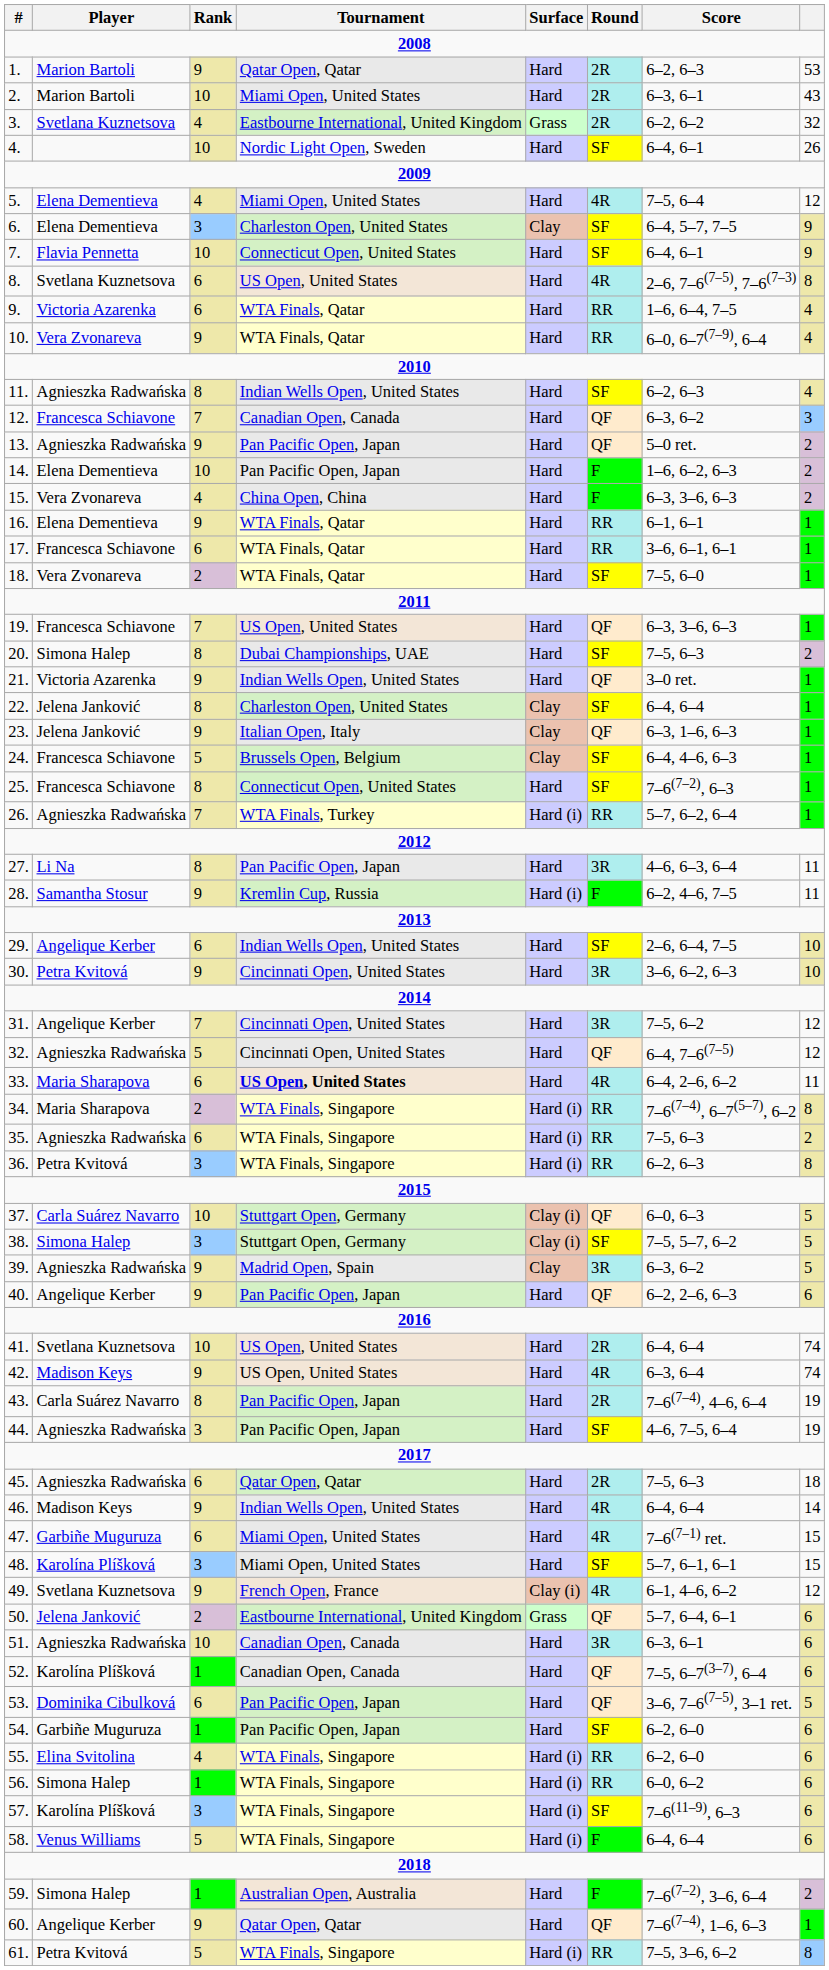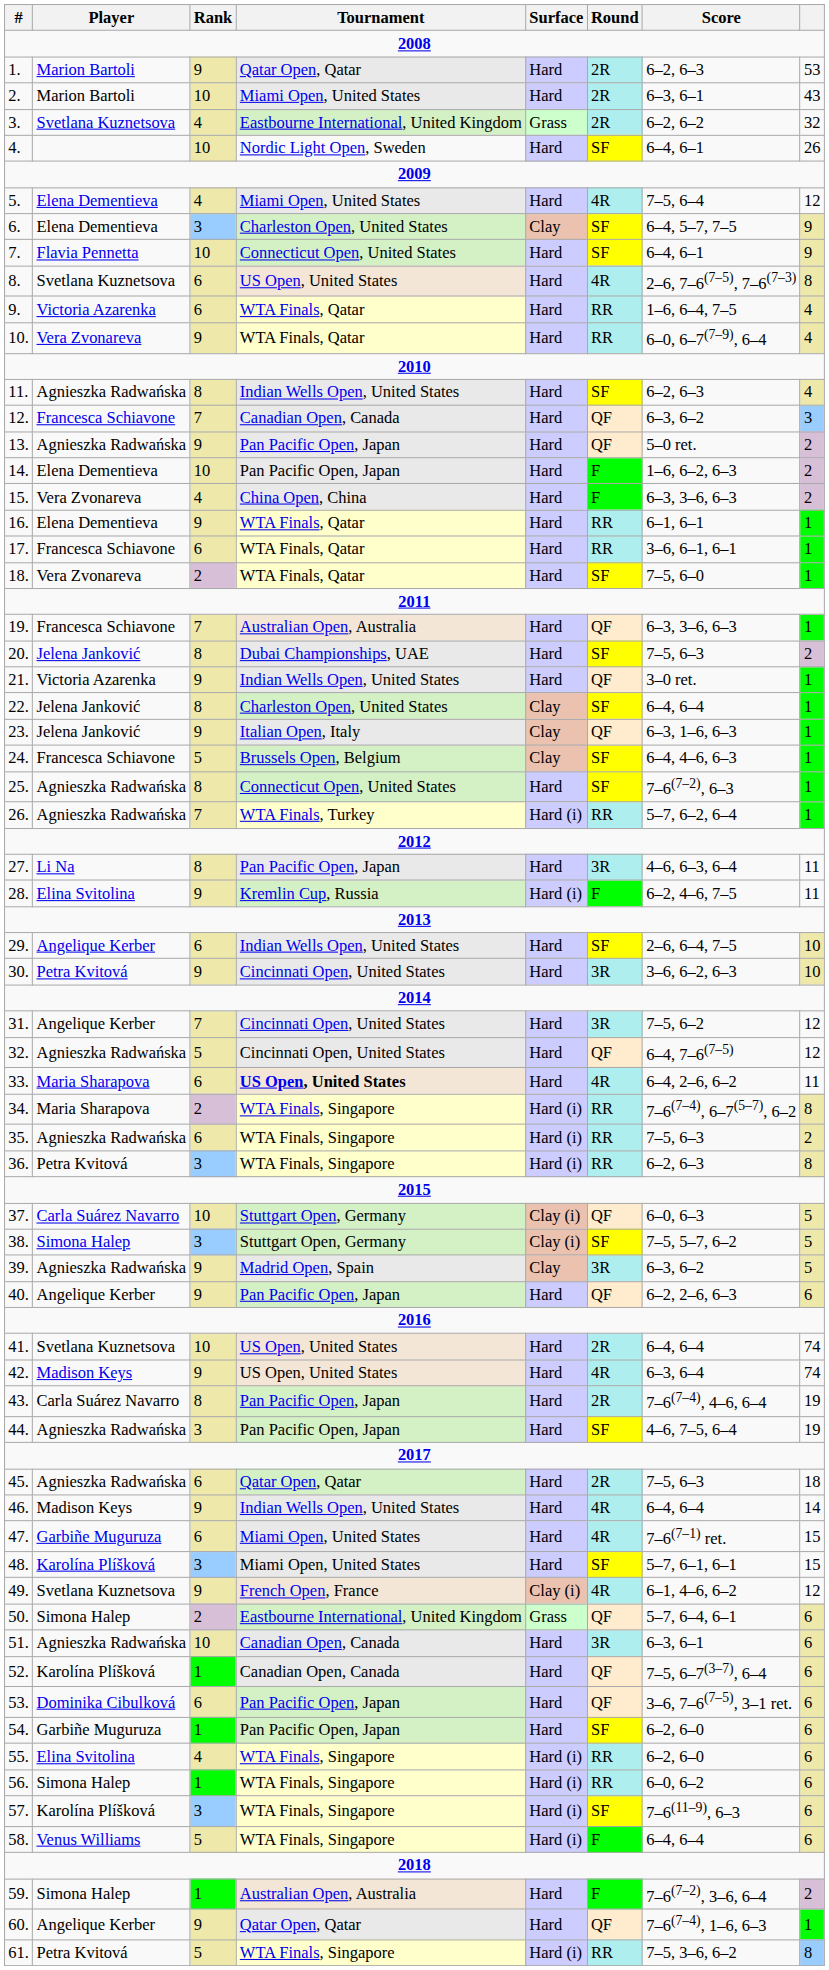(319, 627) US Open, United States -> (328, 627) Australian Open, Australia
(83, 653) Simona Halep -> (88, 653) Jelena Janković
(106, 786) Francesca Schiavone -> (111, 786) Agnieszka Radwańska
(92, 893) Samantha Stosur -> (86, 893) Elina Svitolina
(88, 1616) Jelena Janković -> (83, 1616) Simona Halep
(808, 1702) 5 -> (808, 1702) 6
